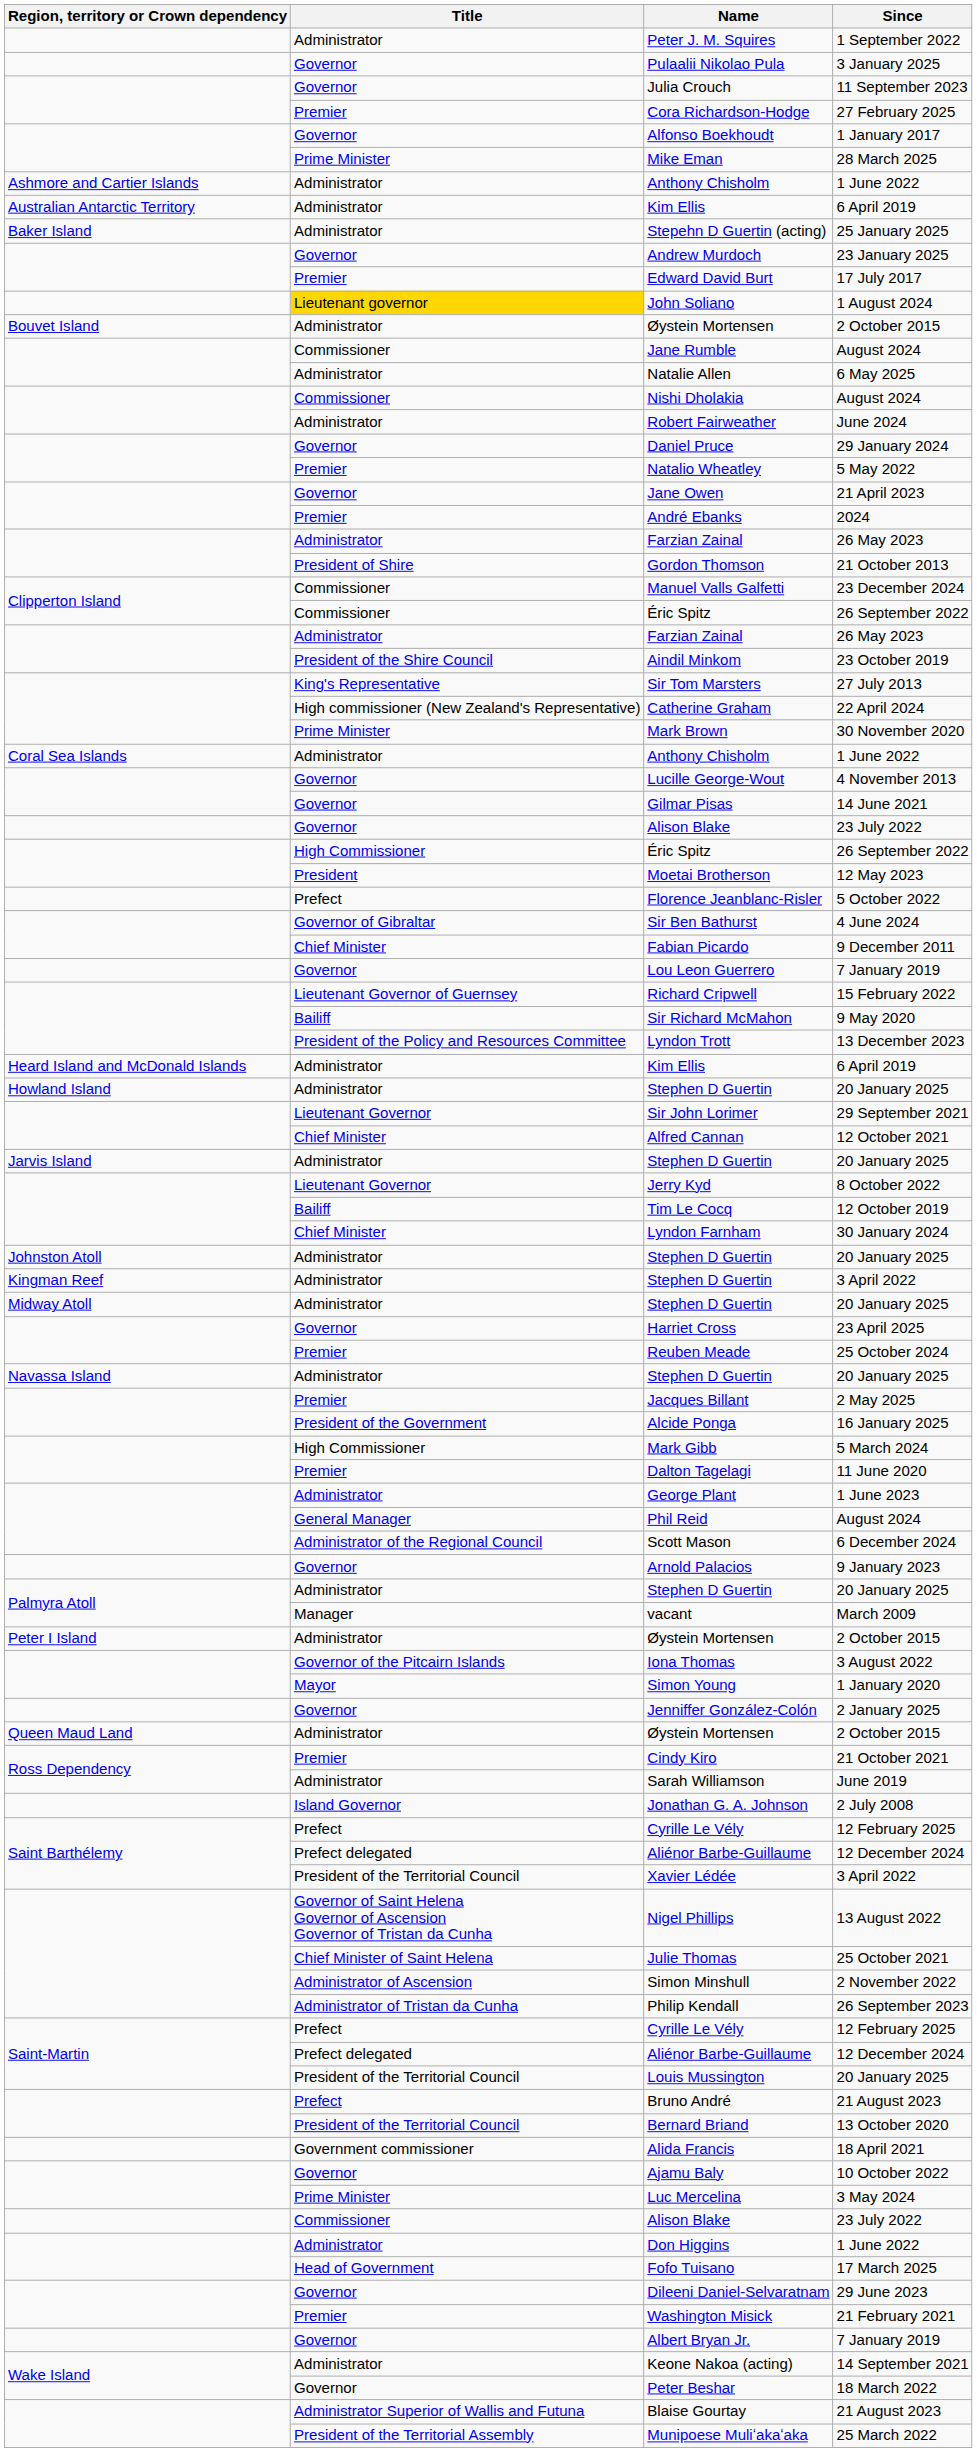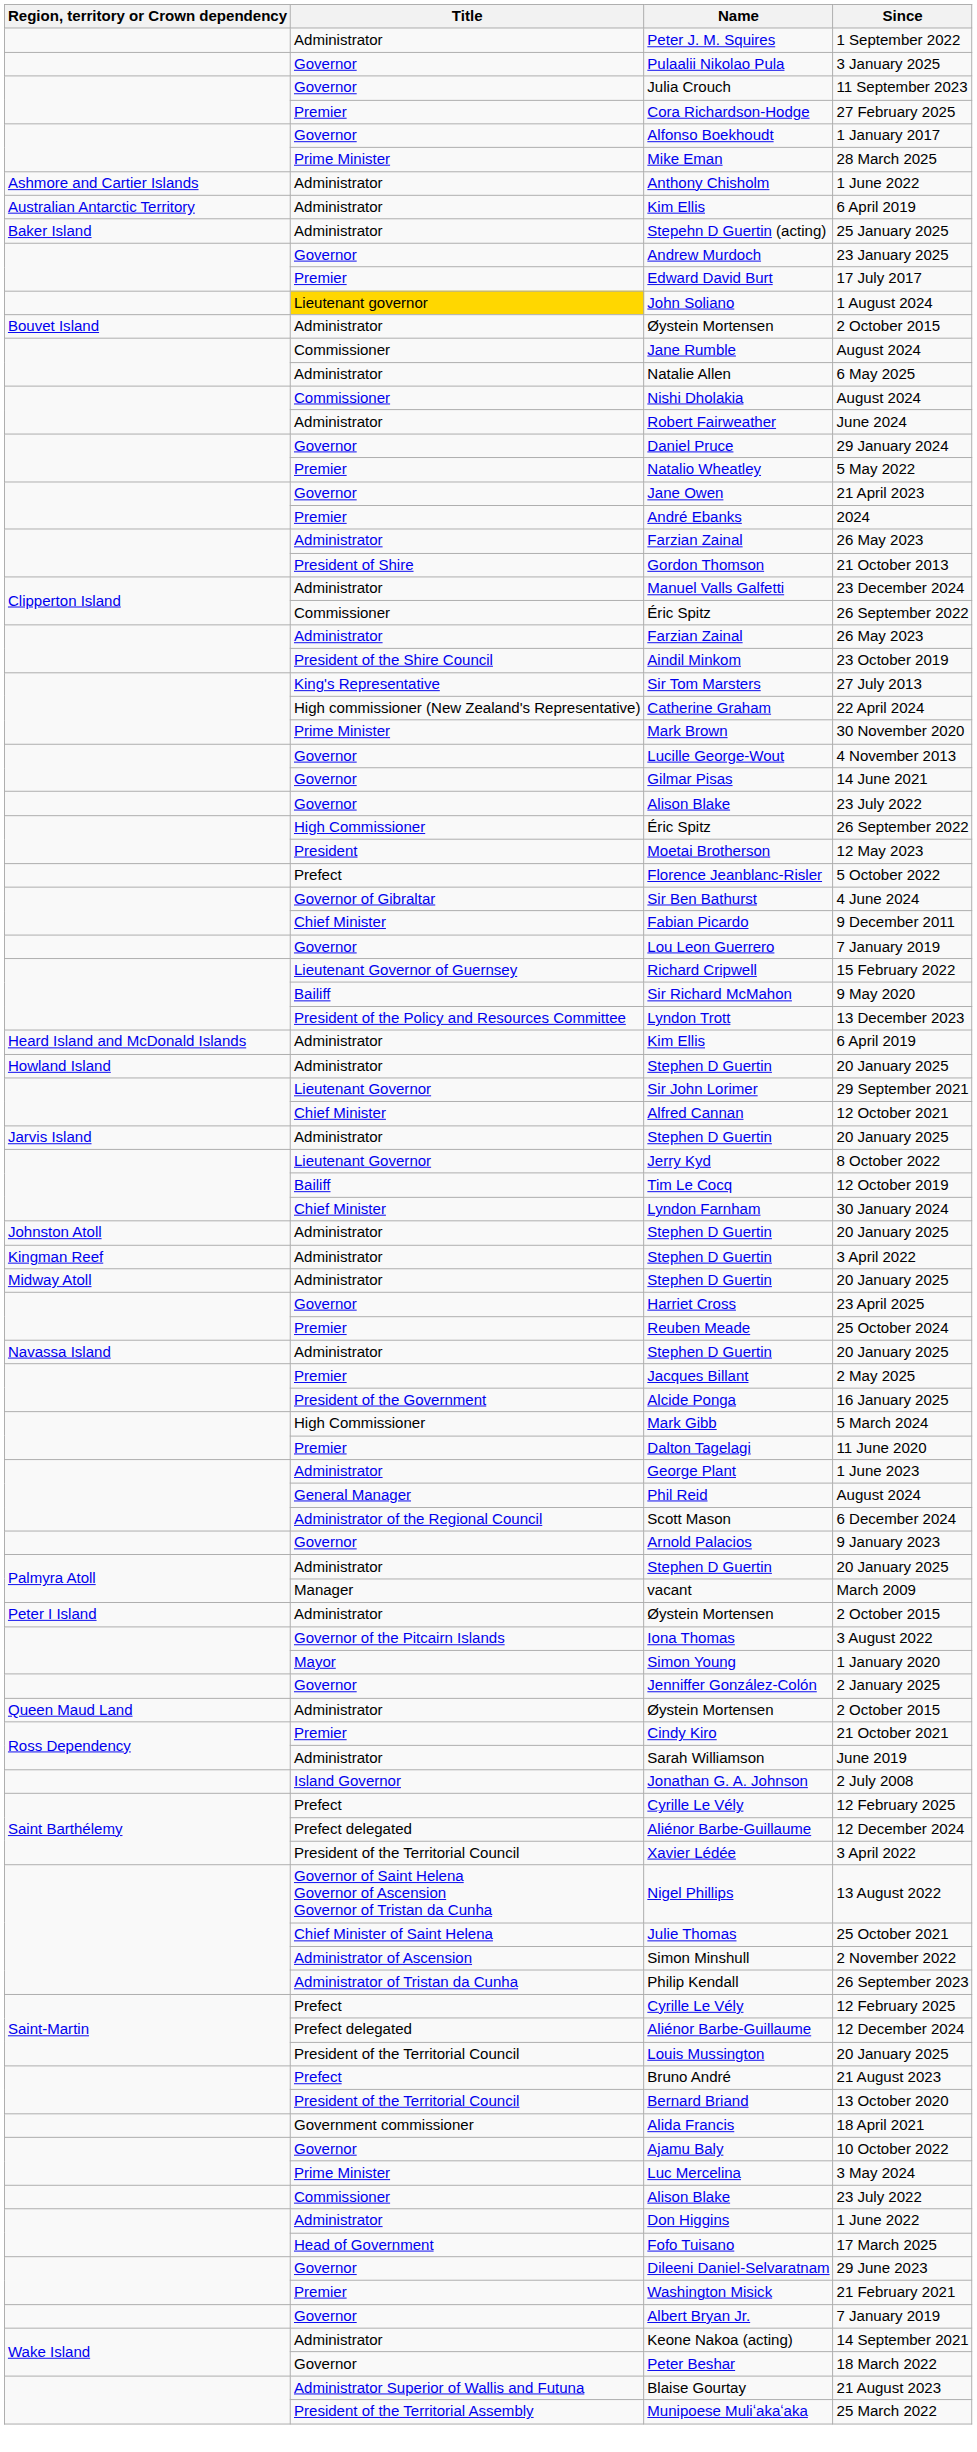(342, 588) Commissioner -> (338, 588) Administrator
- row: (67, 755)
